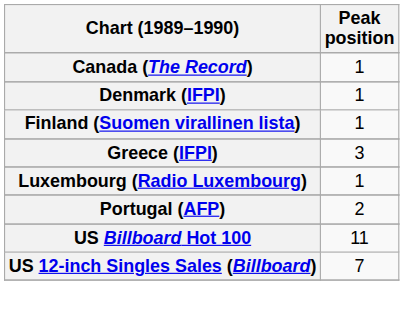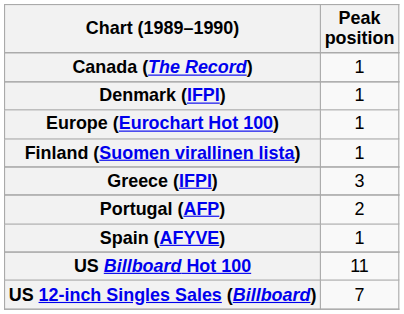+ row: (163, 124)
- row: (163, 180)
+ row: (163, 237)
